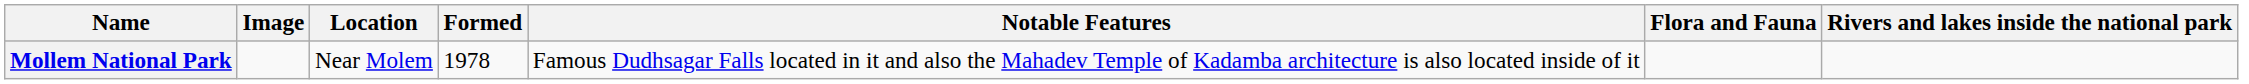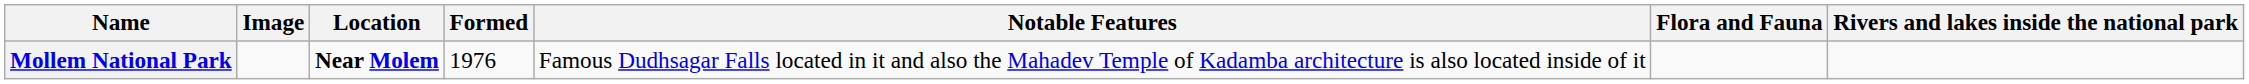(374, 59) normal -> (377, 59) bold
(467, 59) 1978 -> (473, 59) 1976
